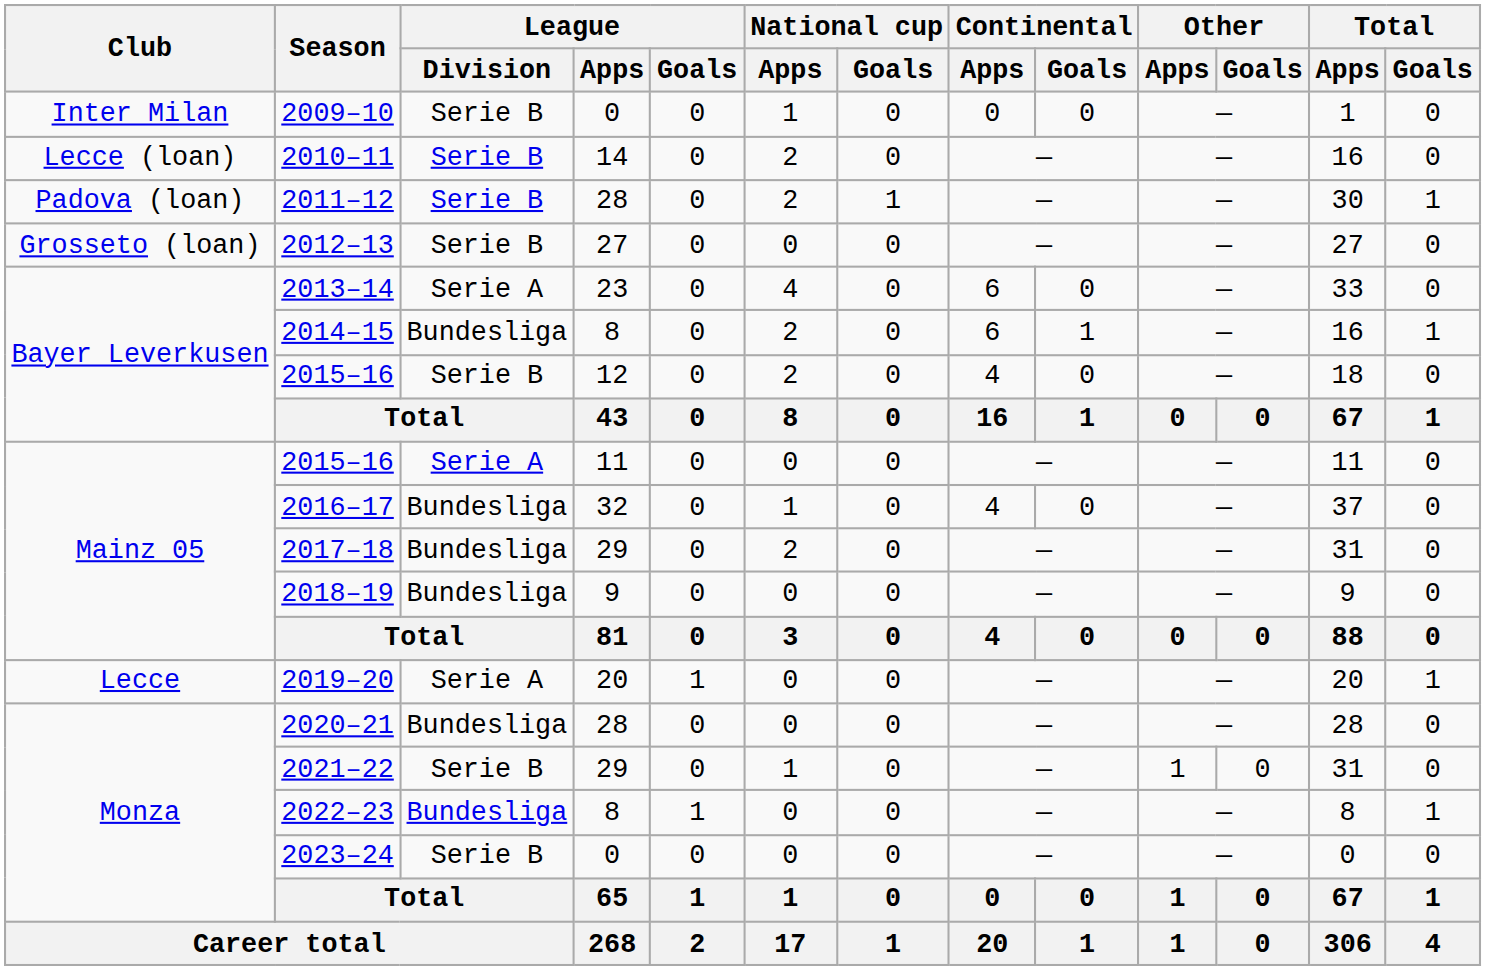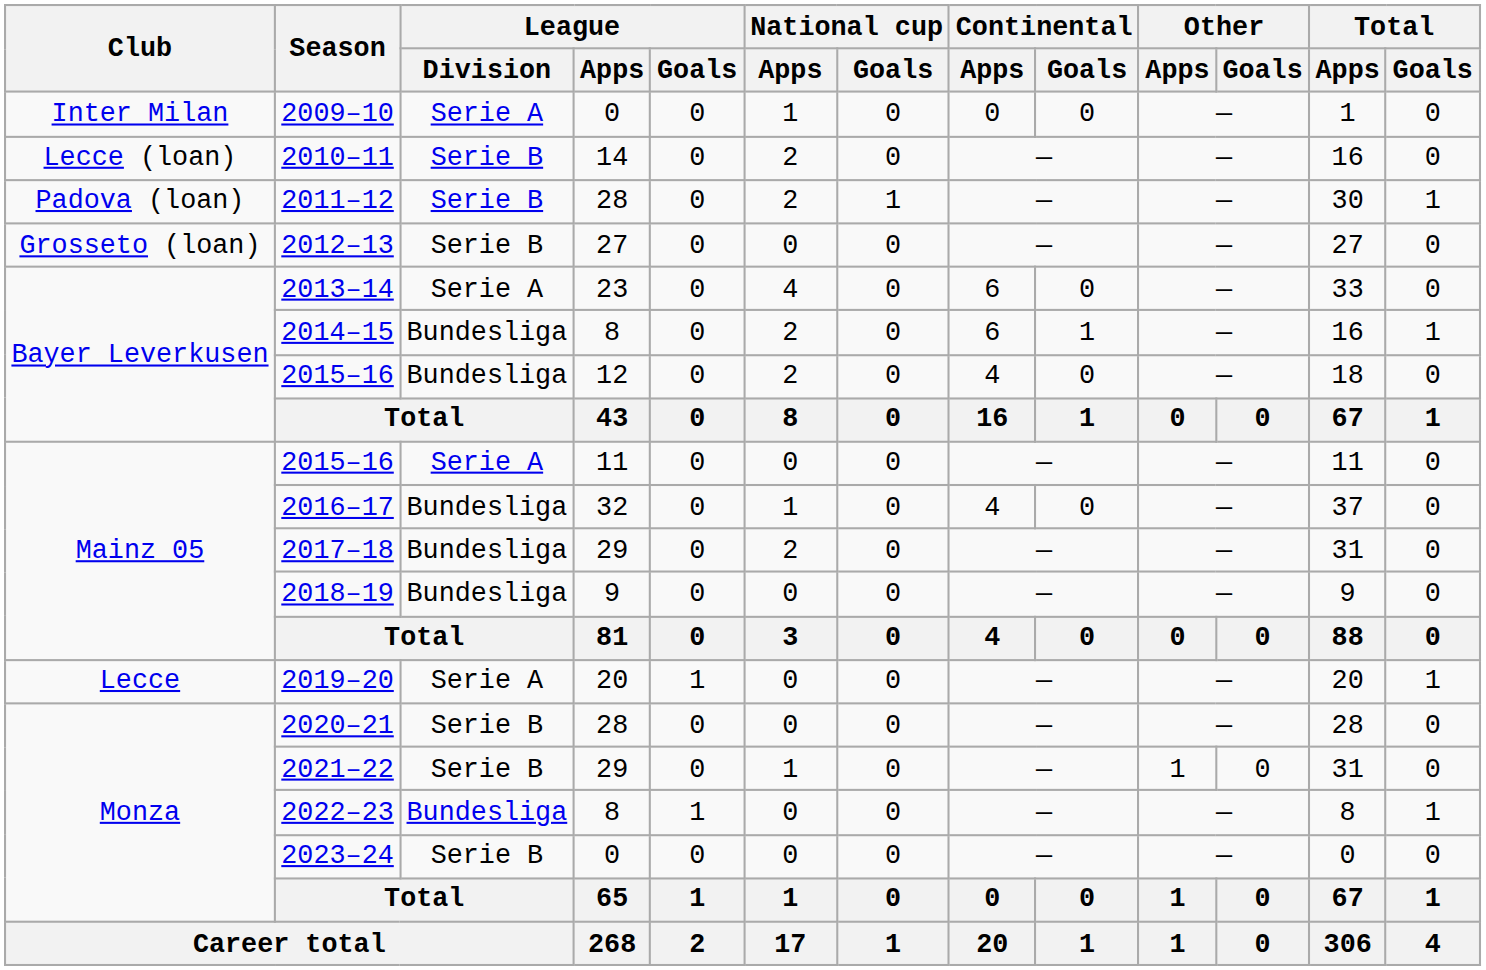(487, 114) Serie B -> (487, 114) Serie A
(487, 376) Serie B -> (487, 376) Bundesliga
(487, 725) Bundesliga -> (487, 725) Serie B
